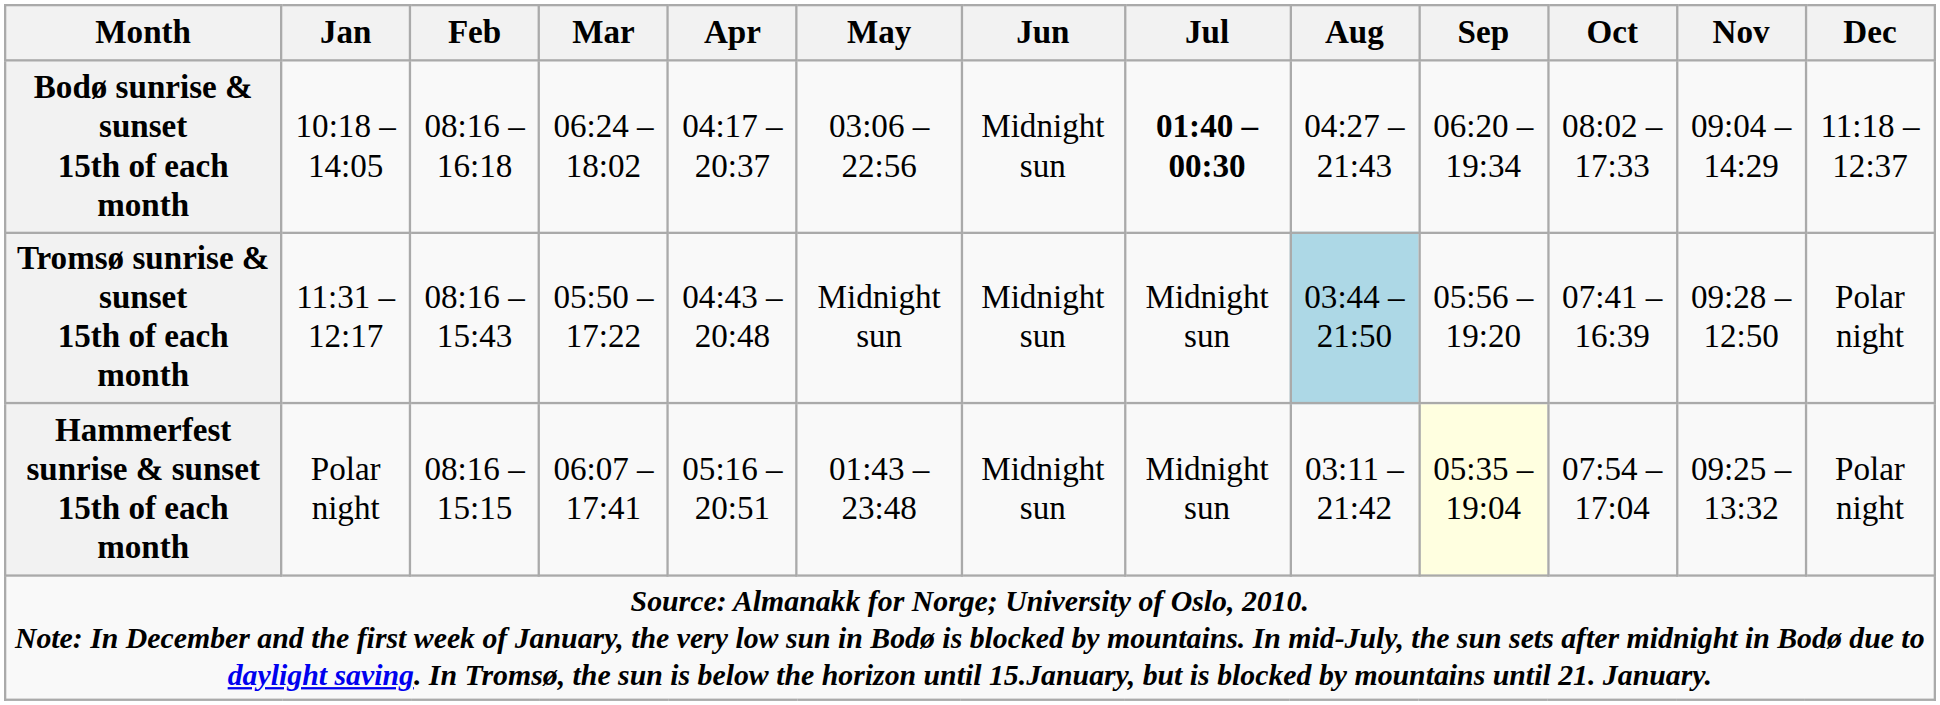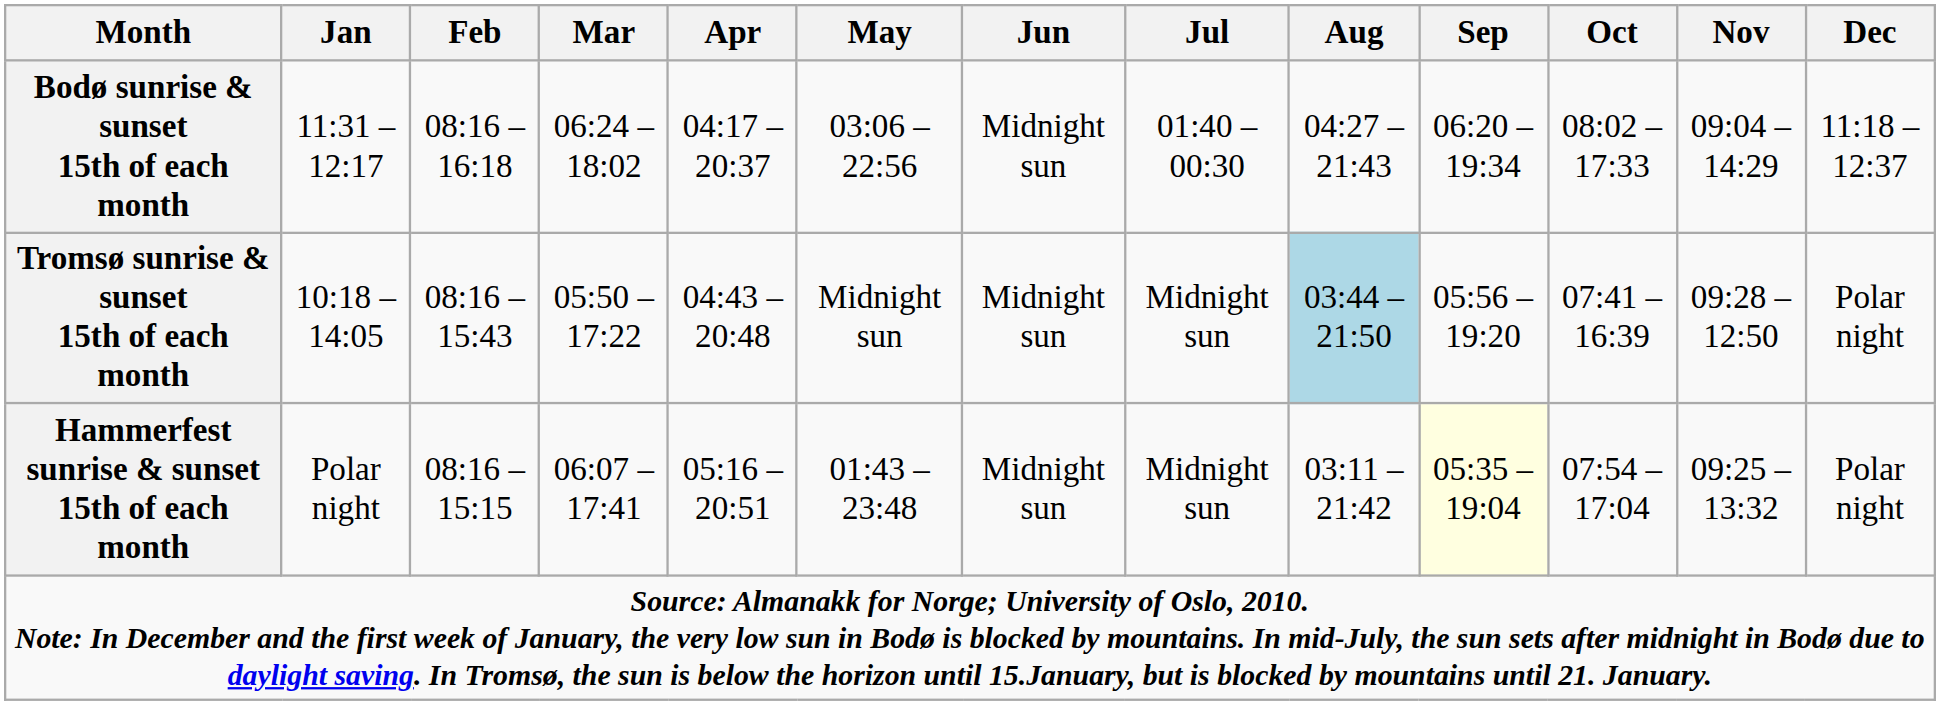(346, 145) 10:18 – 14:05 -> (346, 145) 11:31 – 12:17
(1207, 145) bold -> (1207, 145) normal
(346, 317) 11:31 – 12:17 -> (346, 317) 10:18 – 14:05
